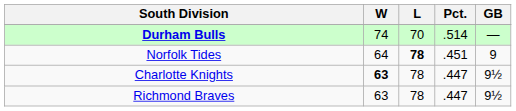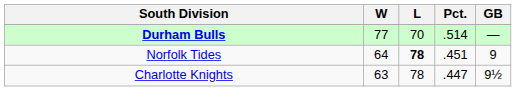(381, 34) 74 -> (381, 34) 77
(381, 75) bold -> (381, 75) normal
- row: (184, 95)
